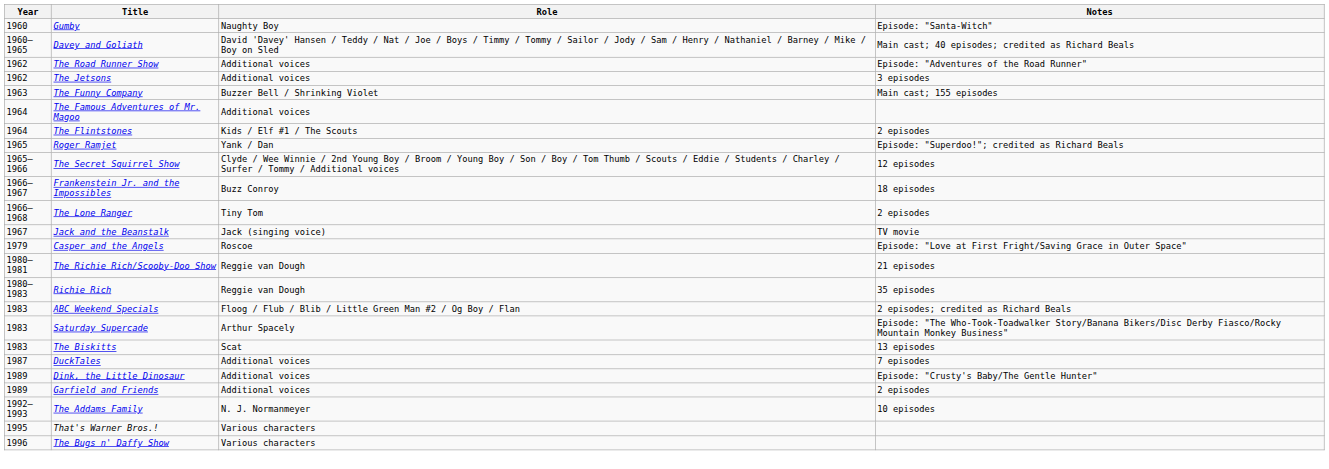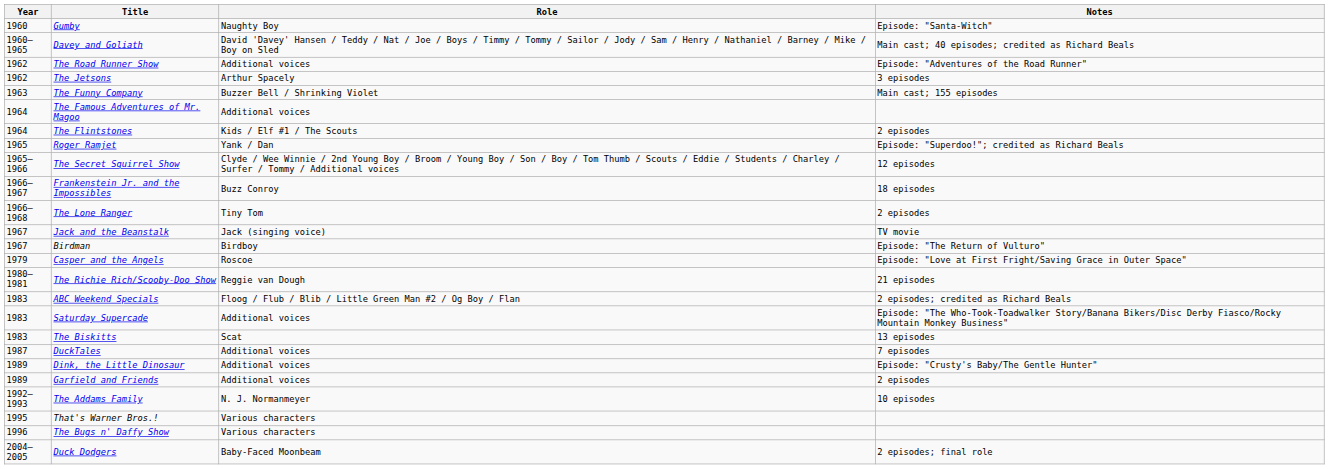(266, 78) Additional voices -> (258, 78) Arthur Spacely
+ row: (72, 246)
- row: (82, 290)
(258, 328) Arthur Spacely -> (266, 318) Additional voices
+ row: (85, 452)
